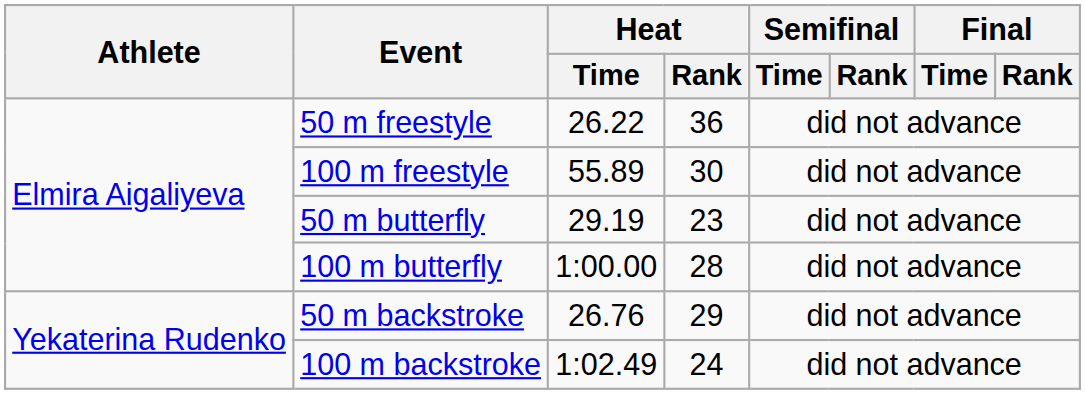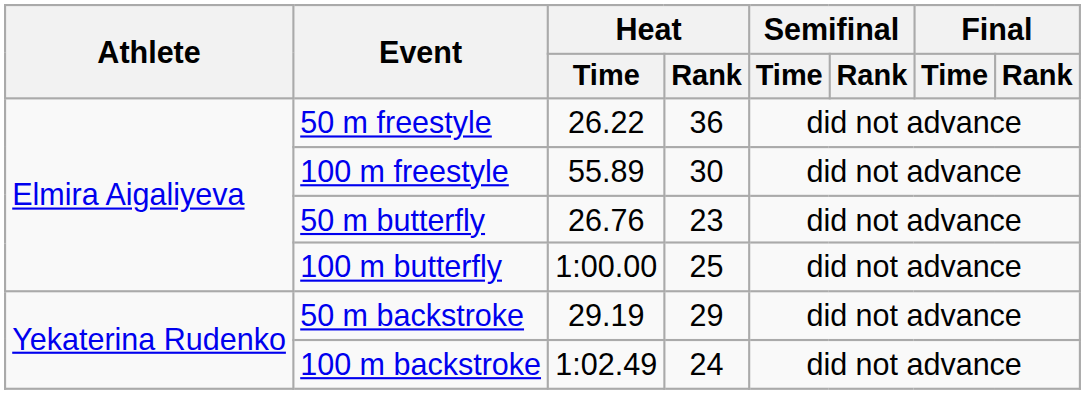(606, 220) 29.19 -> (606, 220) 26.76
(707, 268) 28 -> (707, 268) 25
(606, 316) 26.76 -> (606, 316) 29.19
